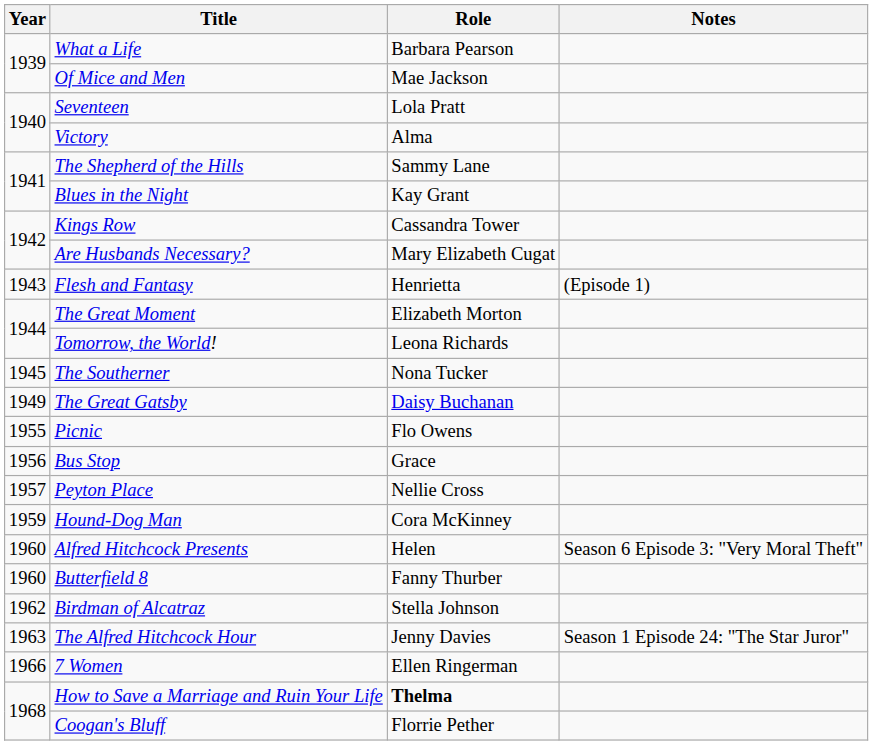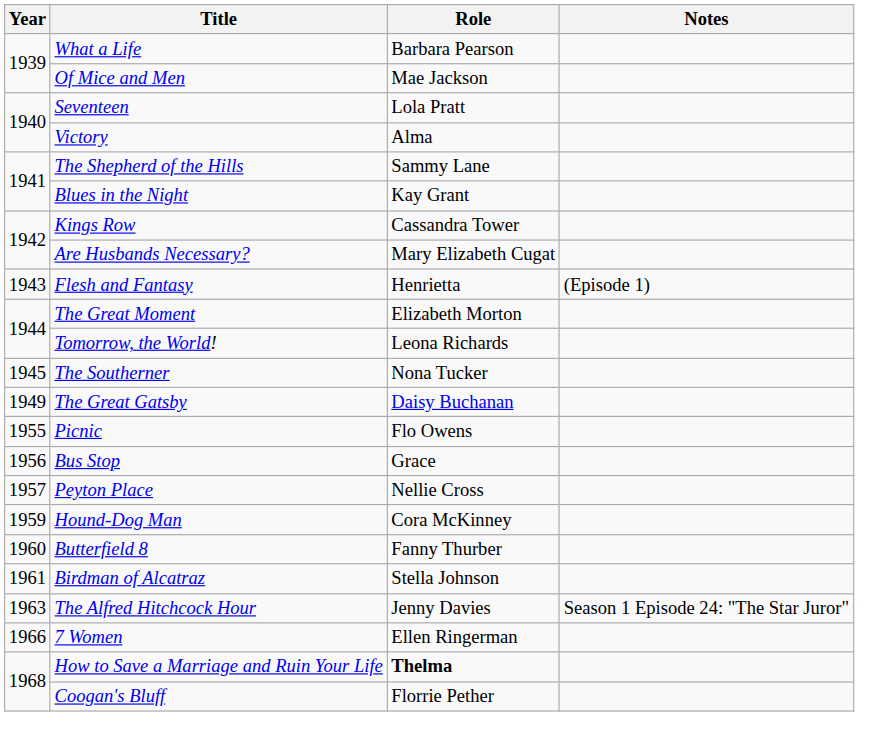- row: (151, 549)
(27, 607) 1962 -> (27, 578) 1961
